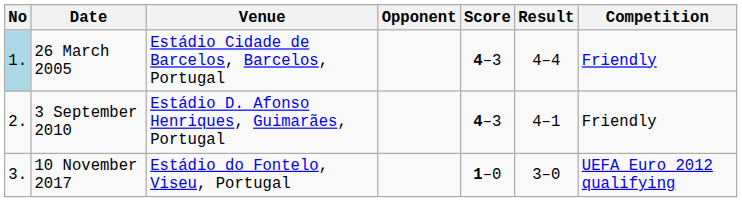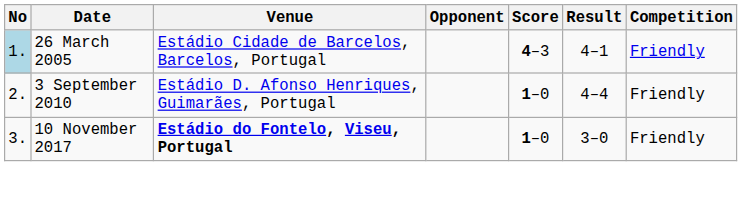(546, 61) 4–4 -> (594, 52) 4–1
(487, 122) 4–3 -> (535, 95) 1–0
(546, 122) 4–1 -> (594, 95) 4–4
(239, 175) normal -> (279, 139) bold
(647, 175) UEFA Euro 2012 qualifying -> (667, 139) Friendly
